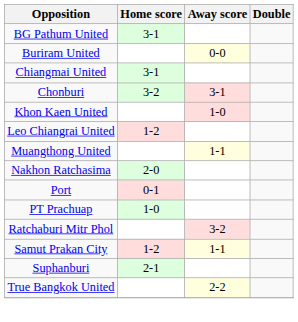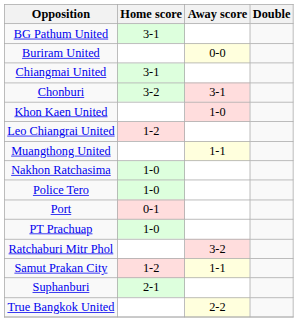(151, 170) 2-0 -> (151, 170) 1-0
+ row: (61, 190)
